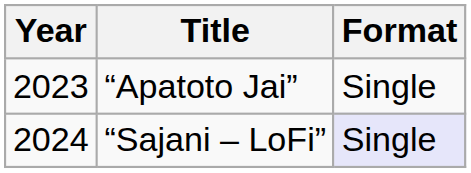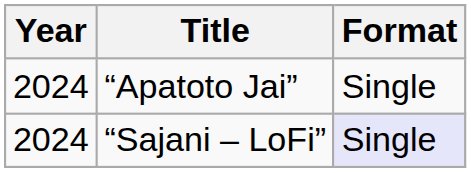(51, 85) 2023 -> (51, 85) 2024
